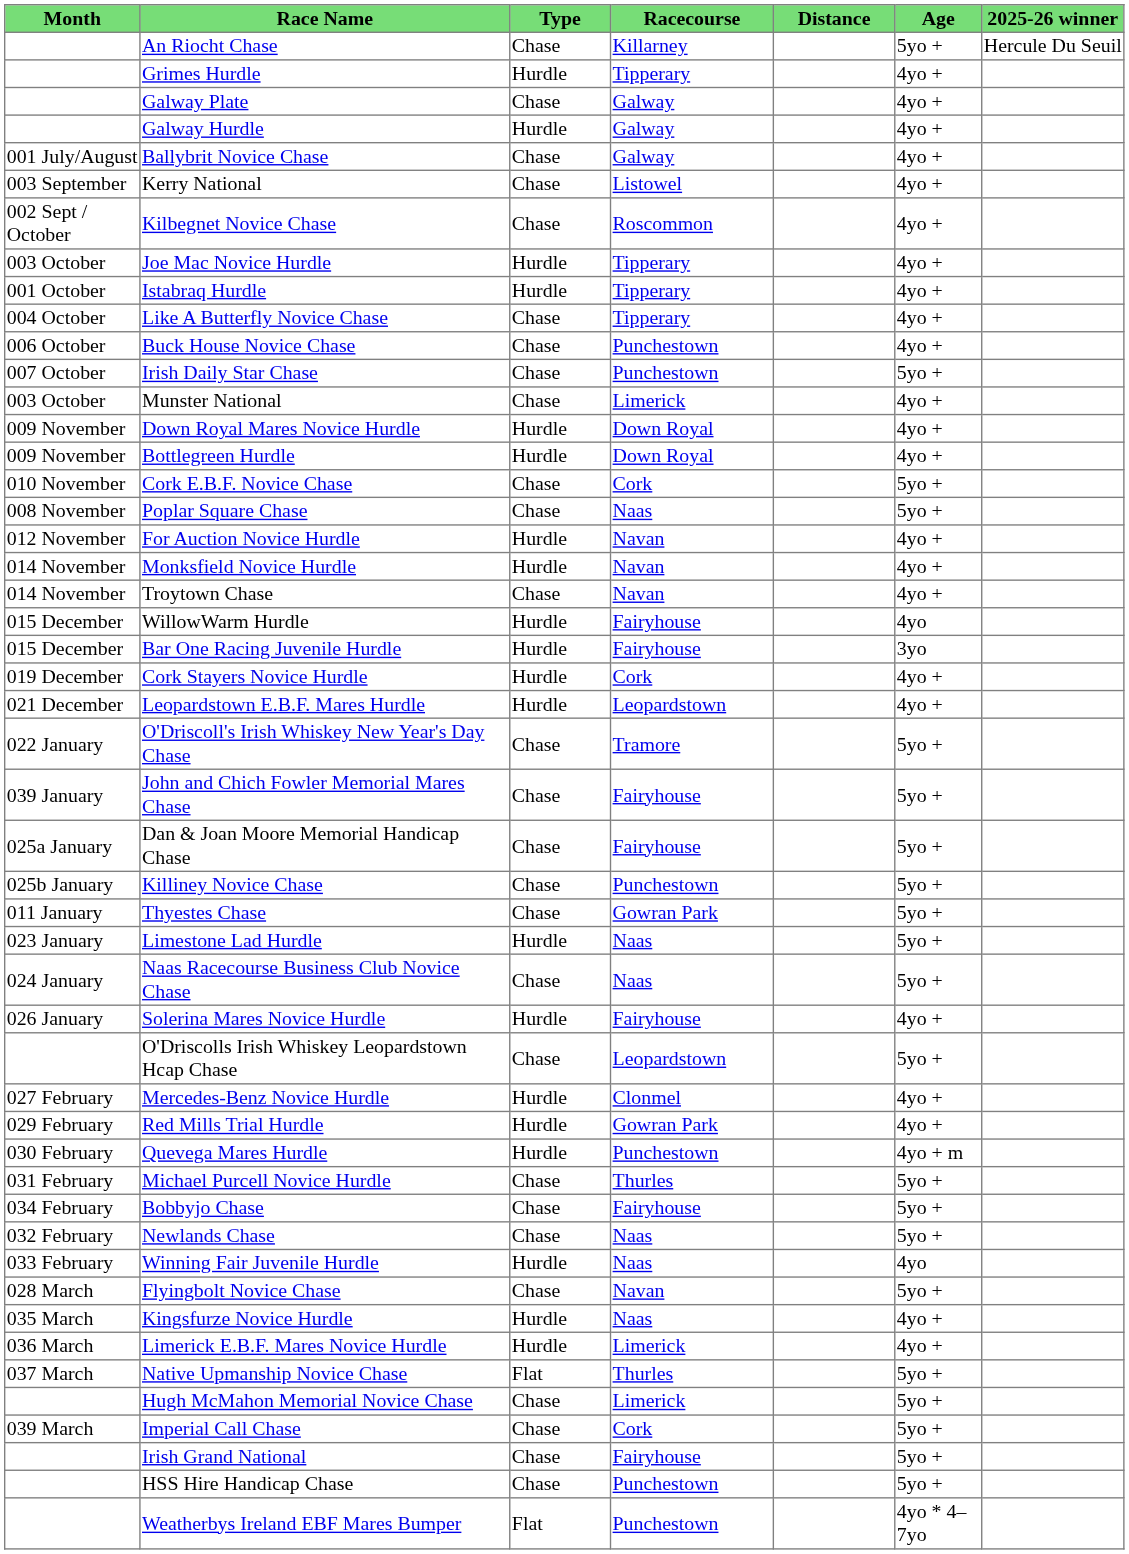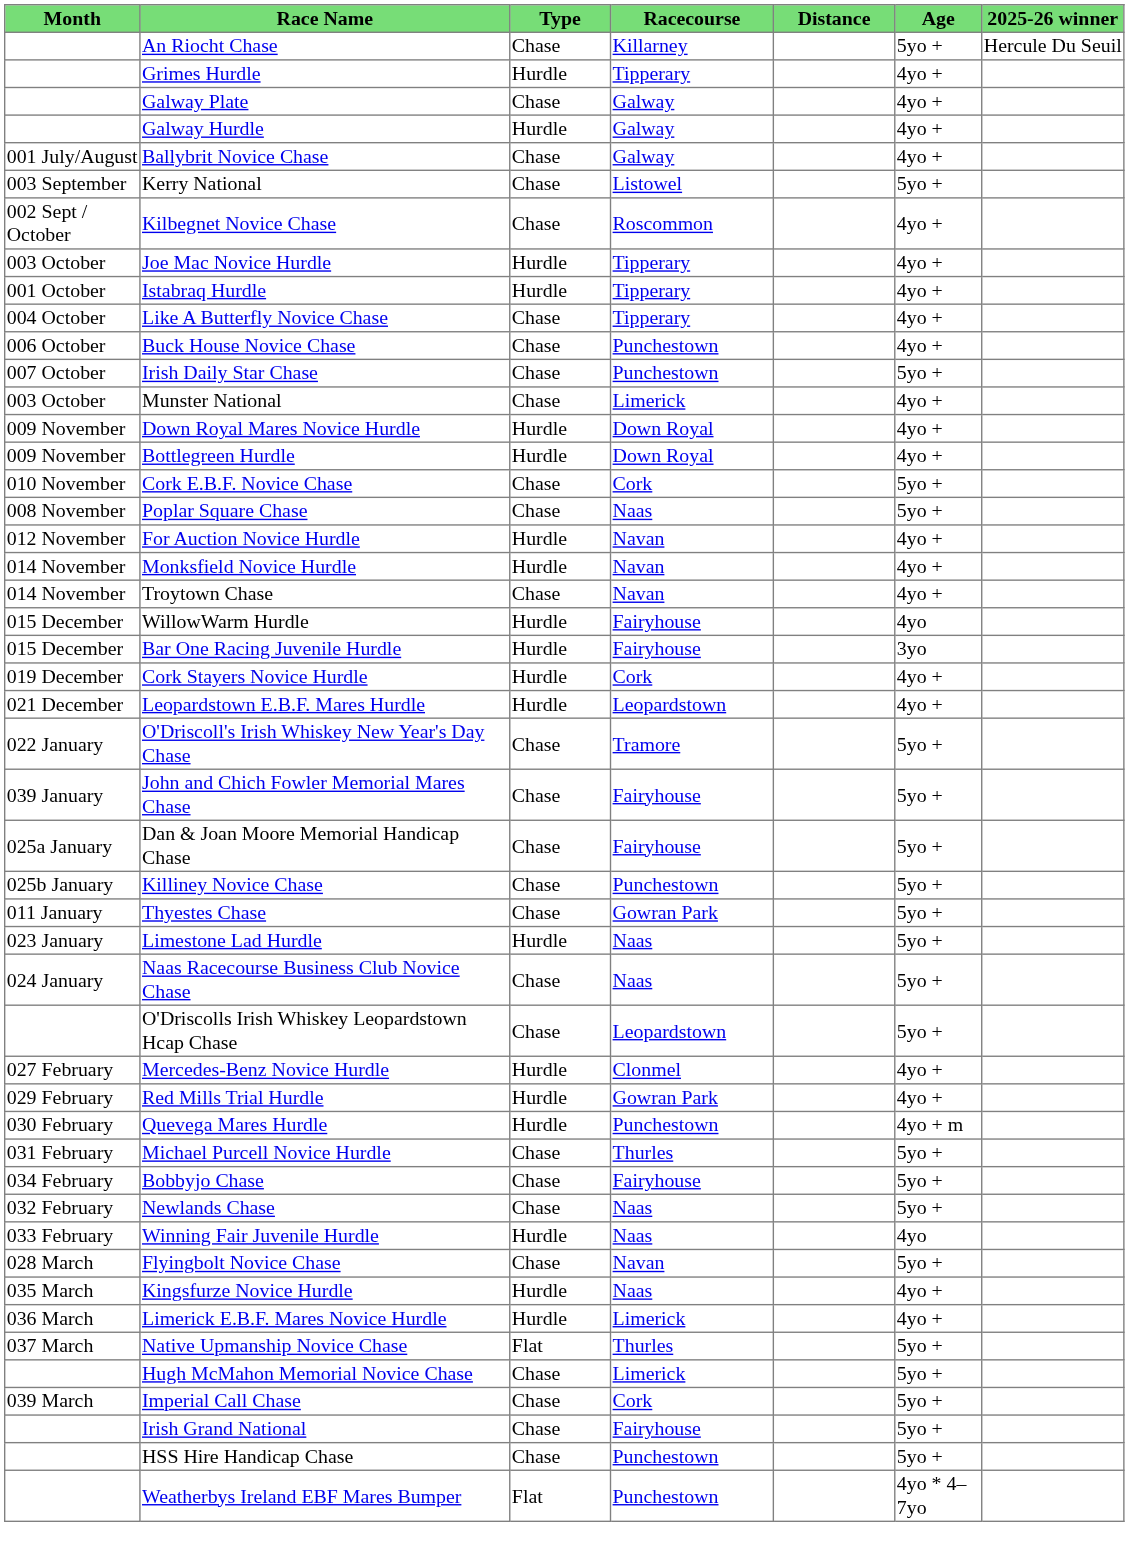(920, 183) 4yo + -> (920, 183) 5yo +
- row: (264, 1018)
